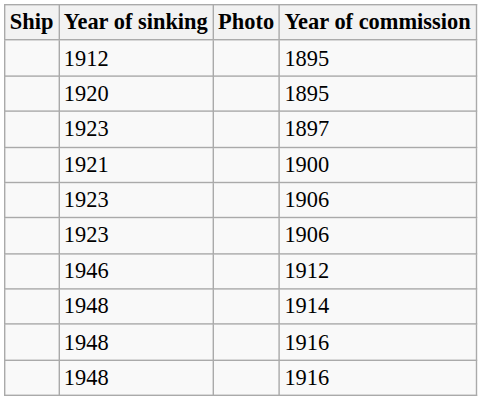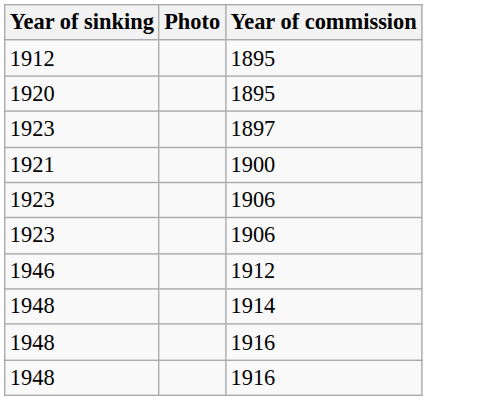- column: (32, 22)
